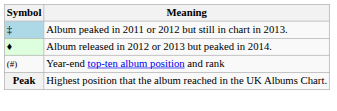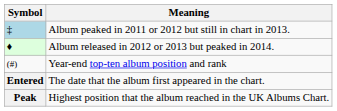+ row: (157, 81)
